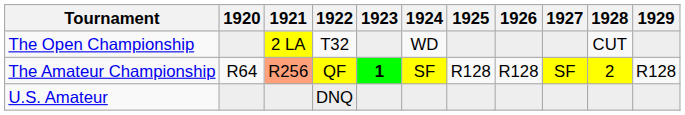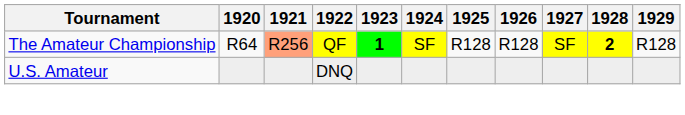- row: (101, 44)
(610, 71) normal -> (610, 44) bold
